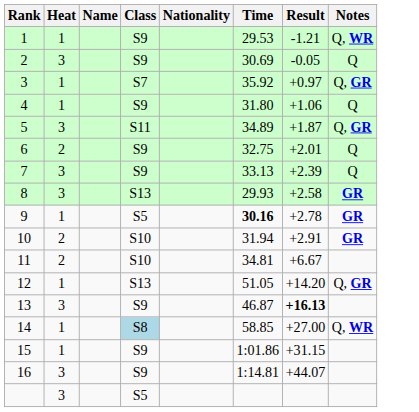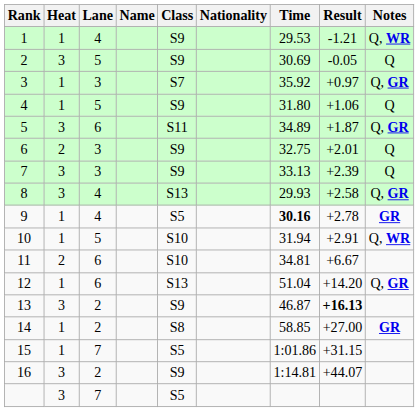+ column: (98, 15)
(353, 194) GR -> (390, 194) Q, GR
(62, 238) 2 -> (62, 238) 1
(353, 238) GR -> (390, 238) Q, WR
(258, 283) 51.05 -> (295, 283) 51.04
(140, 328) lightblue background -> (177, 328) no background
(353, 328) Q, WR -> (390, 328) GR
(140, 350) S9 -> (177, 350) S5
